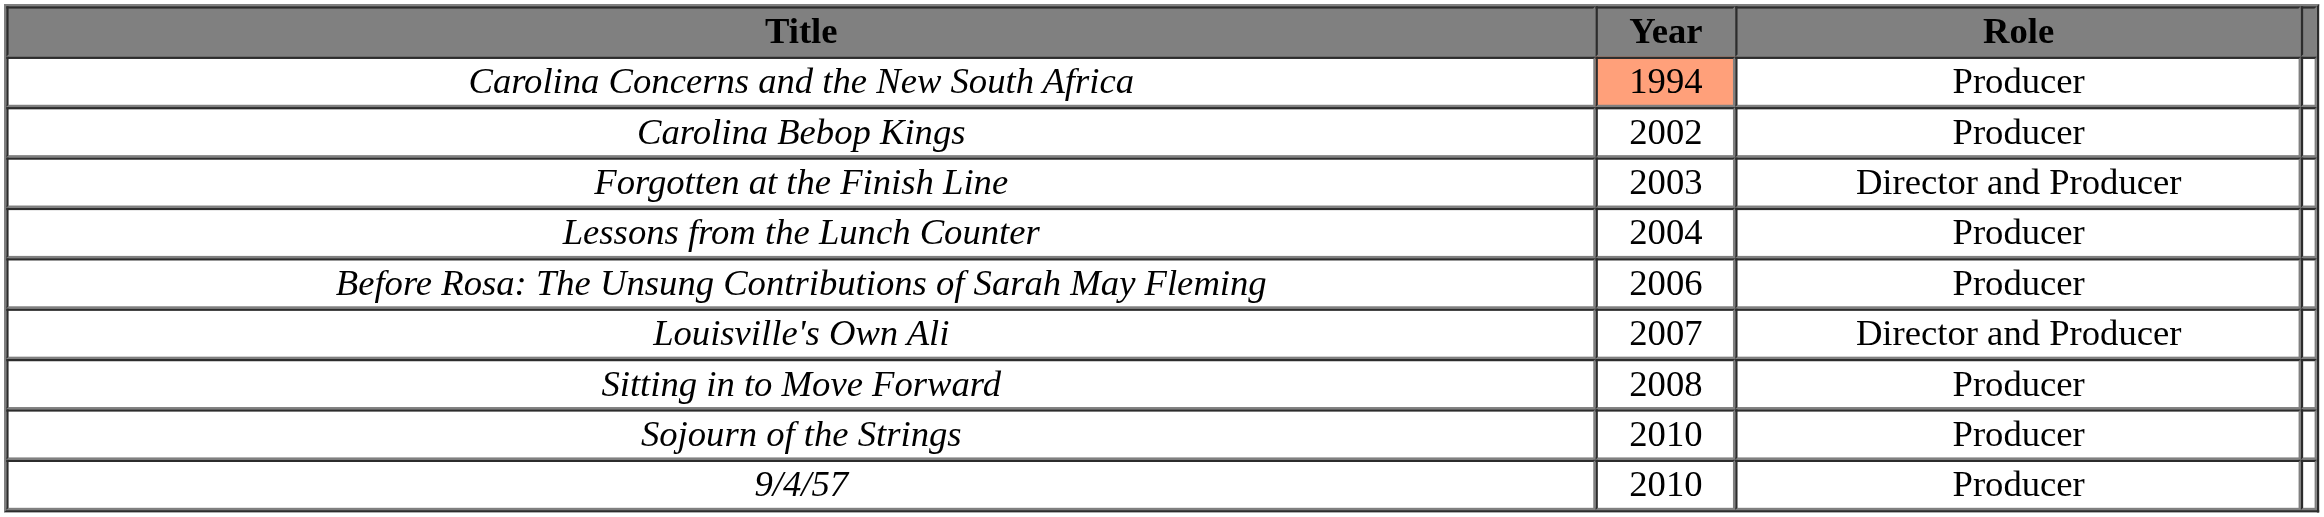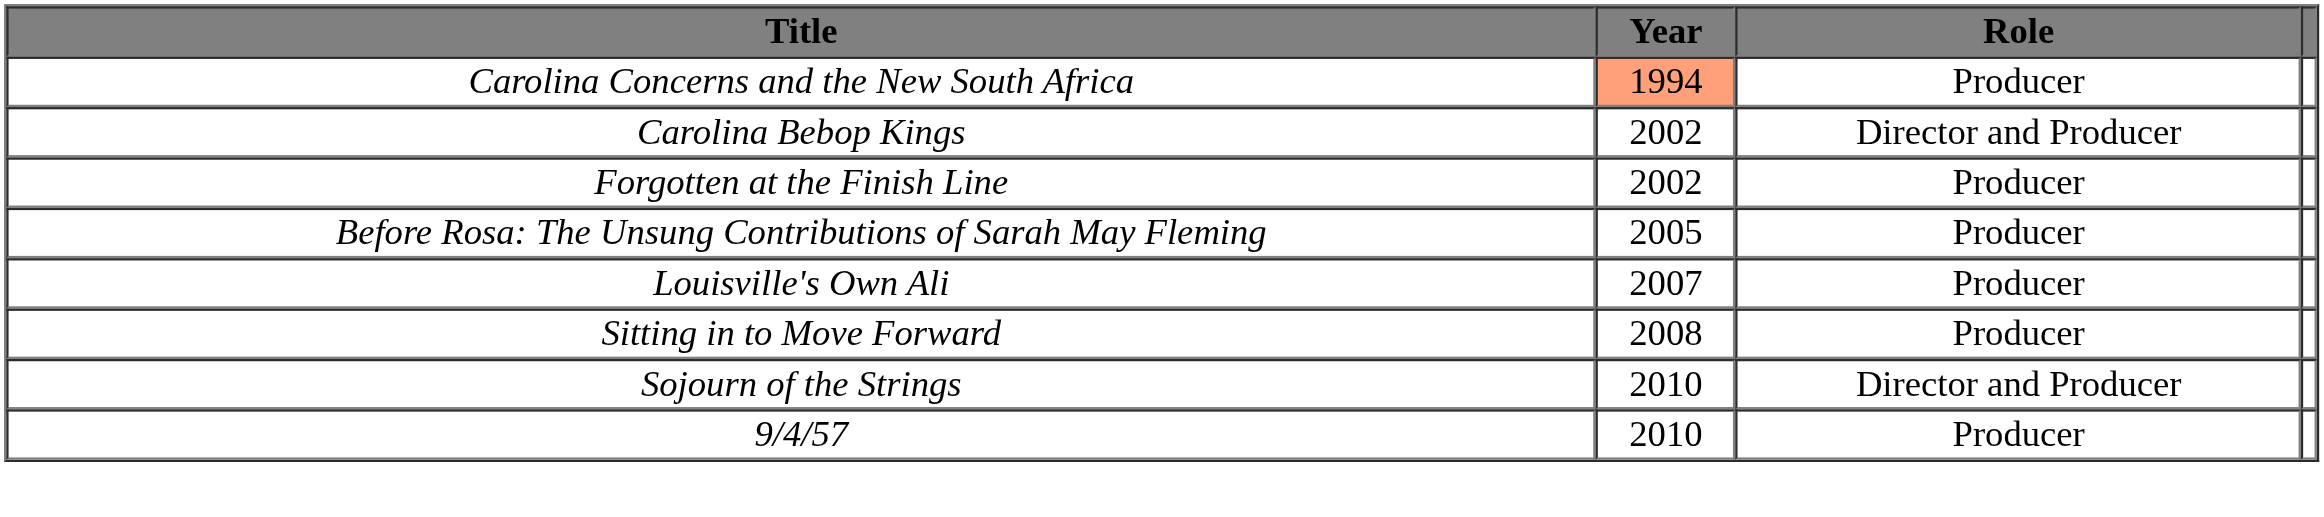(2019, 131) Producer -> (2019, 131) Director and Producer
(1666, 181) 2003 -> (1666, 181) 2002
(2019, 181) Director and Producer -> (2019, 181) Producer
- row: (801, 232)
(1666, 282) 2006 -> (1666, 232) 2005
(2019, 333) Director and Producer -> (2019, 282) Producer
(2019, 433) Producer -> (2019, 383) Director and Producer
